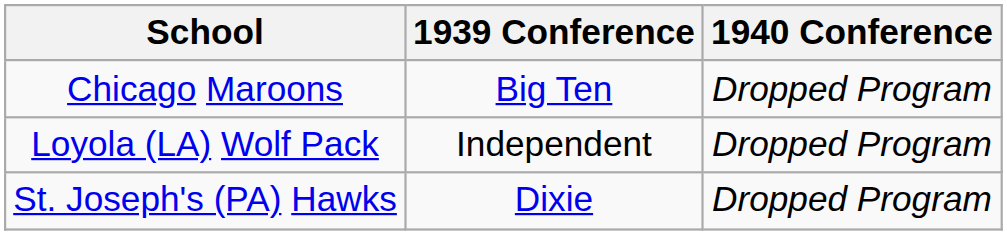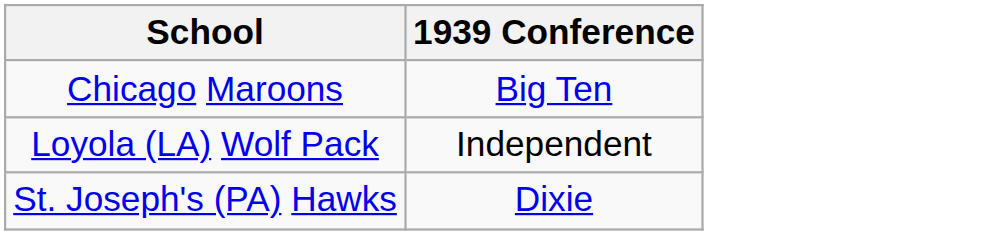- column: (852, 32)
